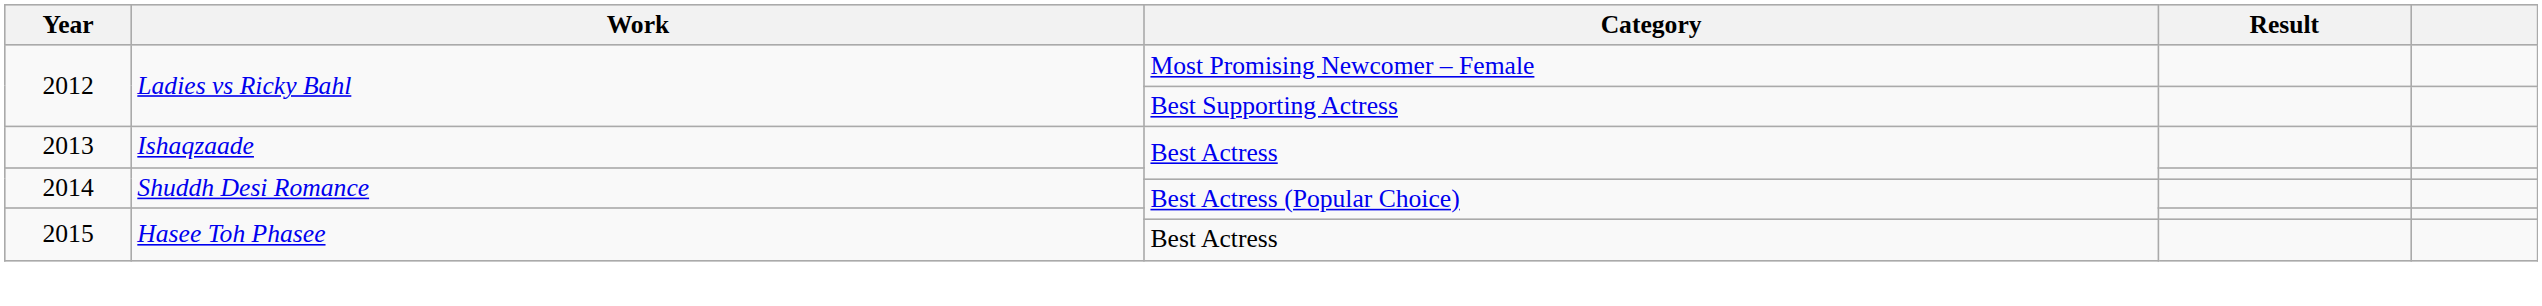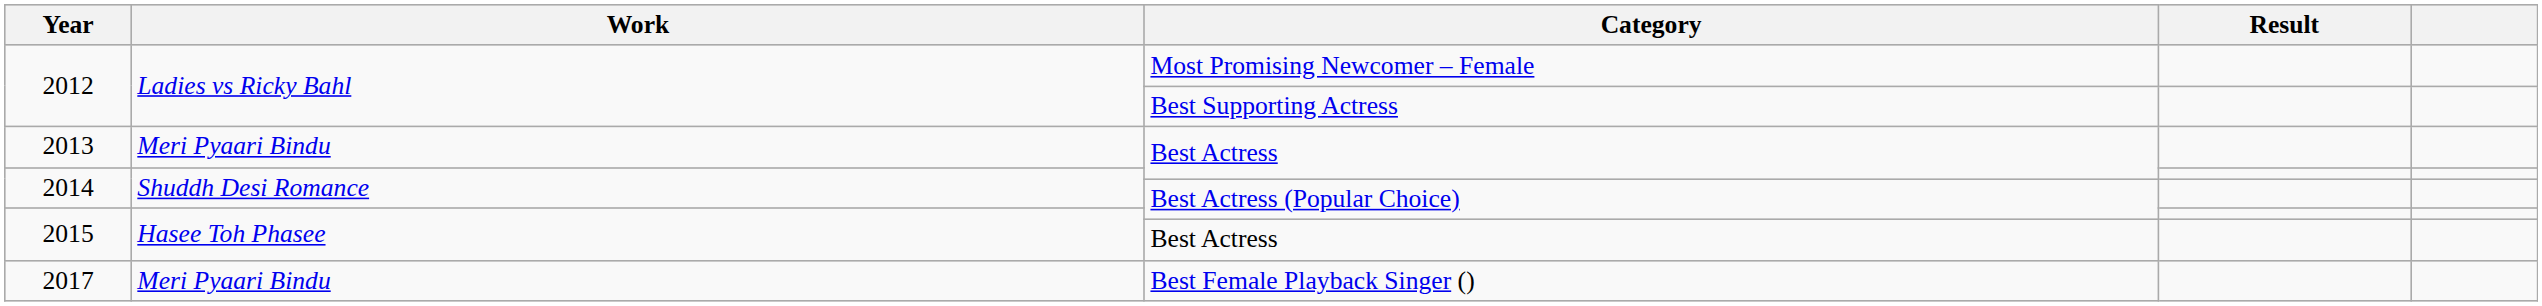(196, 146) Ishaqzaade -> (234, 146) Meri Pyaari Bindu
+ row: (68, 280)
